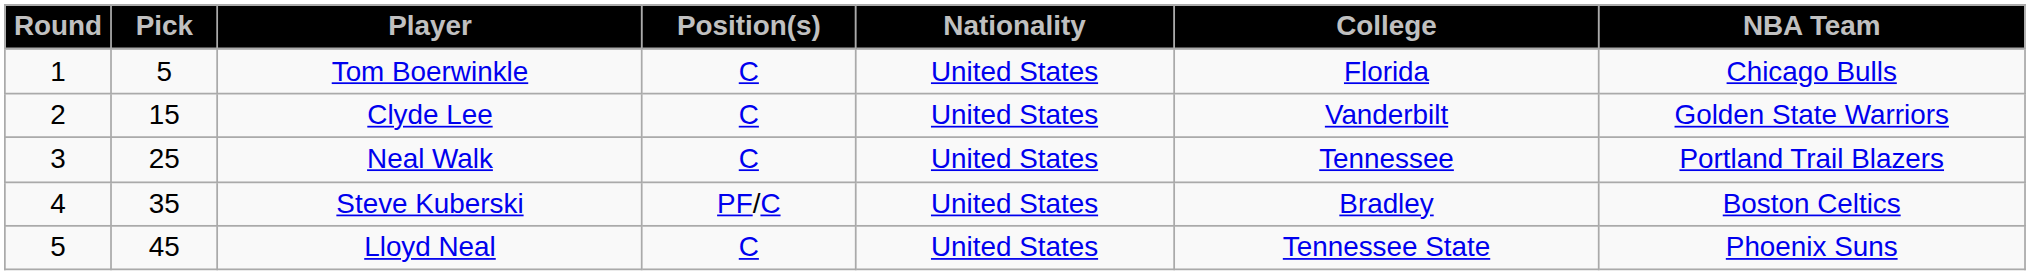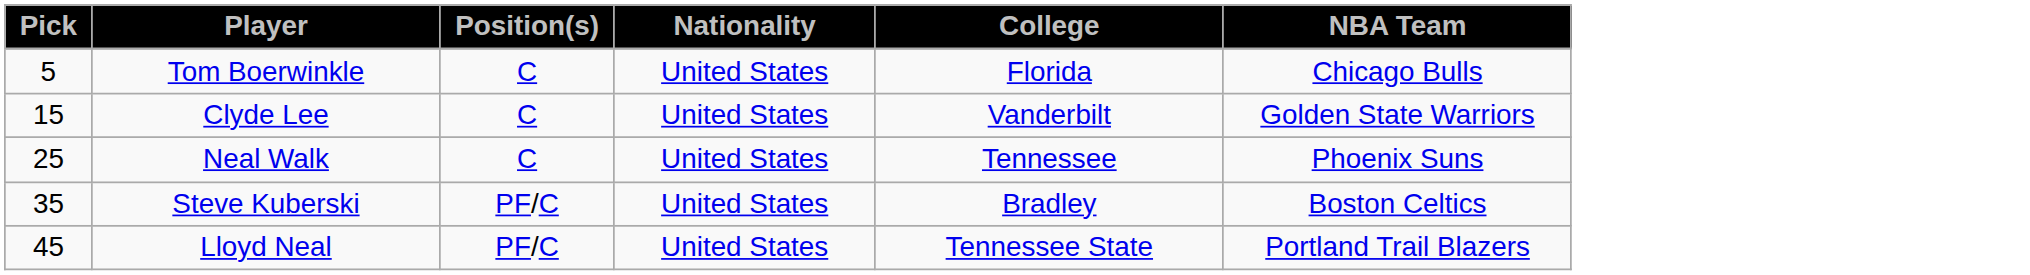- column: (58, 26)
(1812, 159) Portland Trail Blazers -> (1398, 159) Phoenix Suns
(749, 247) C -> (527, 247) PF/C
(1812, 247) Phoenix Suns -> (1398, 247) Portland Trail Blazers
